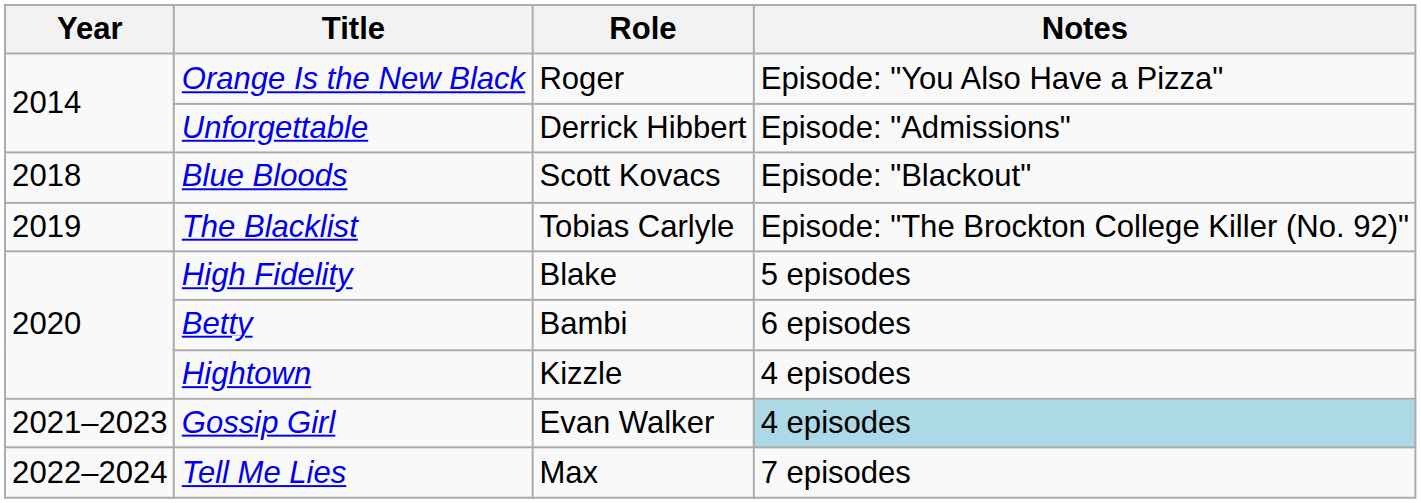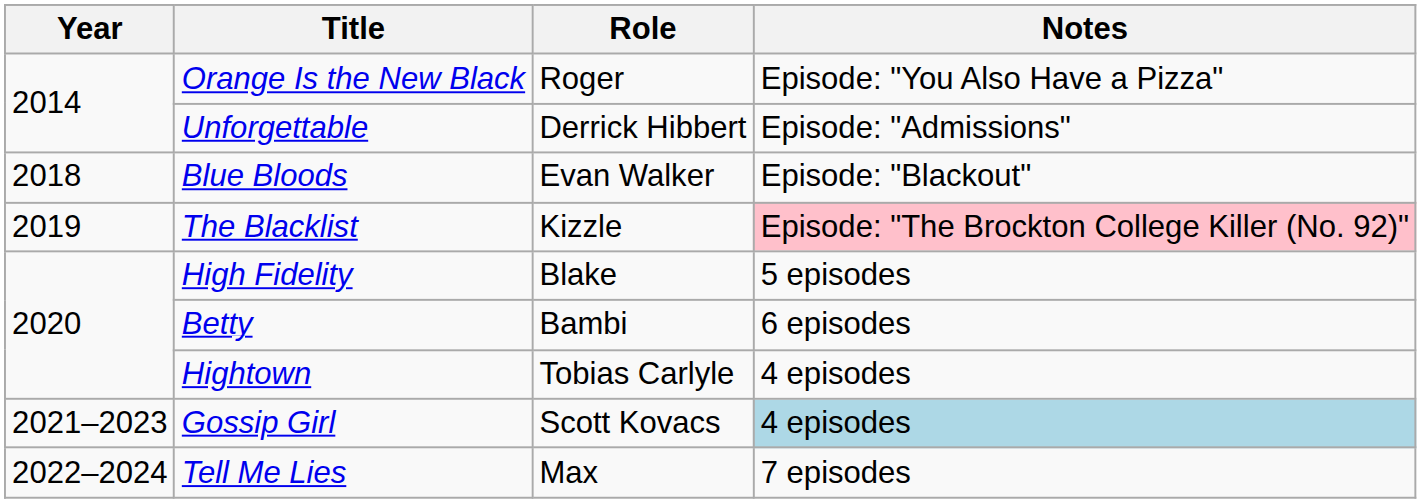(630, 176) Scott Kovacs -> (627, 176) Evan Walker
(637, 226) Tobias Carlyle -> (581, 226) Kizzle
(1085, 226) no background -> (1085, 226) pink background
(581, 373) Kizzle -> (637, 373) Tobias Carlyle
(627, 422) Evan Walker -> (630, 422) Scott Kovacs
